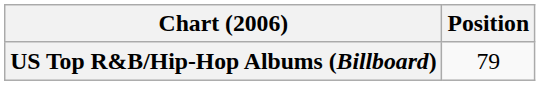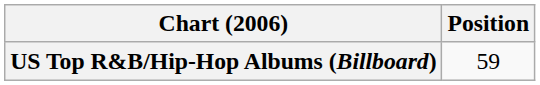(488, 60) 79 -> (488, 60) 59
